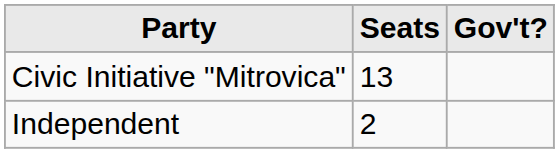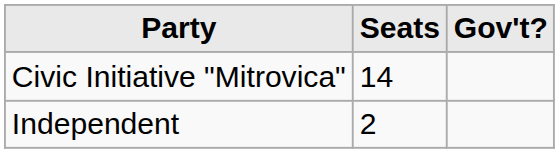(376, 76) 13 -> (376, 76) 14
